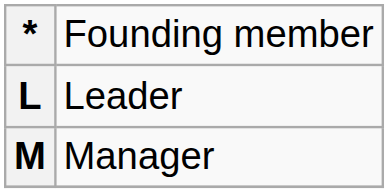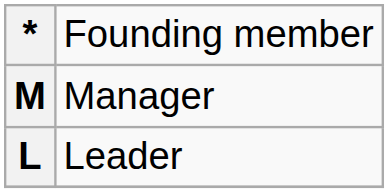rows swapped: (30, 95) <-> (30, 156)
